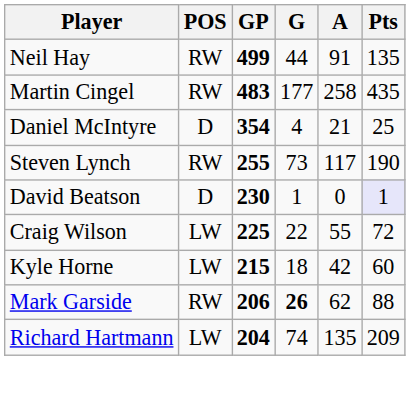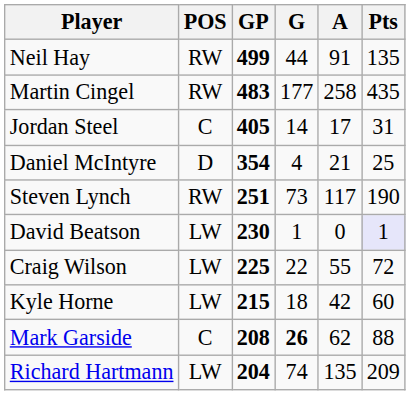+ row: (64, 127)
(253, 162) 255 -> (253, 197) 251
(205, 197) D -> (205, 232) LW
(205, 302) RW -> (205, 337) C
(253, 302) 206 -> (253, 337) 208
